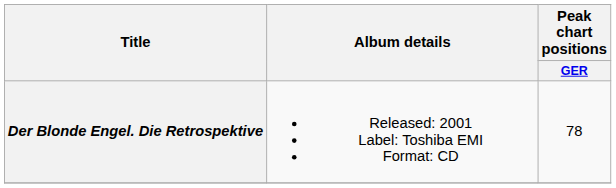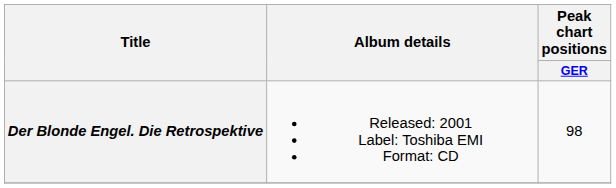(574, 131) 78 -> (574, 131) 98
